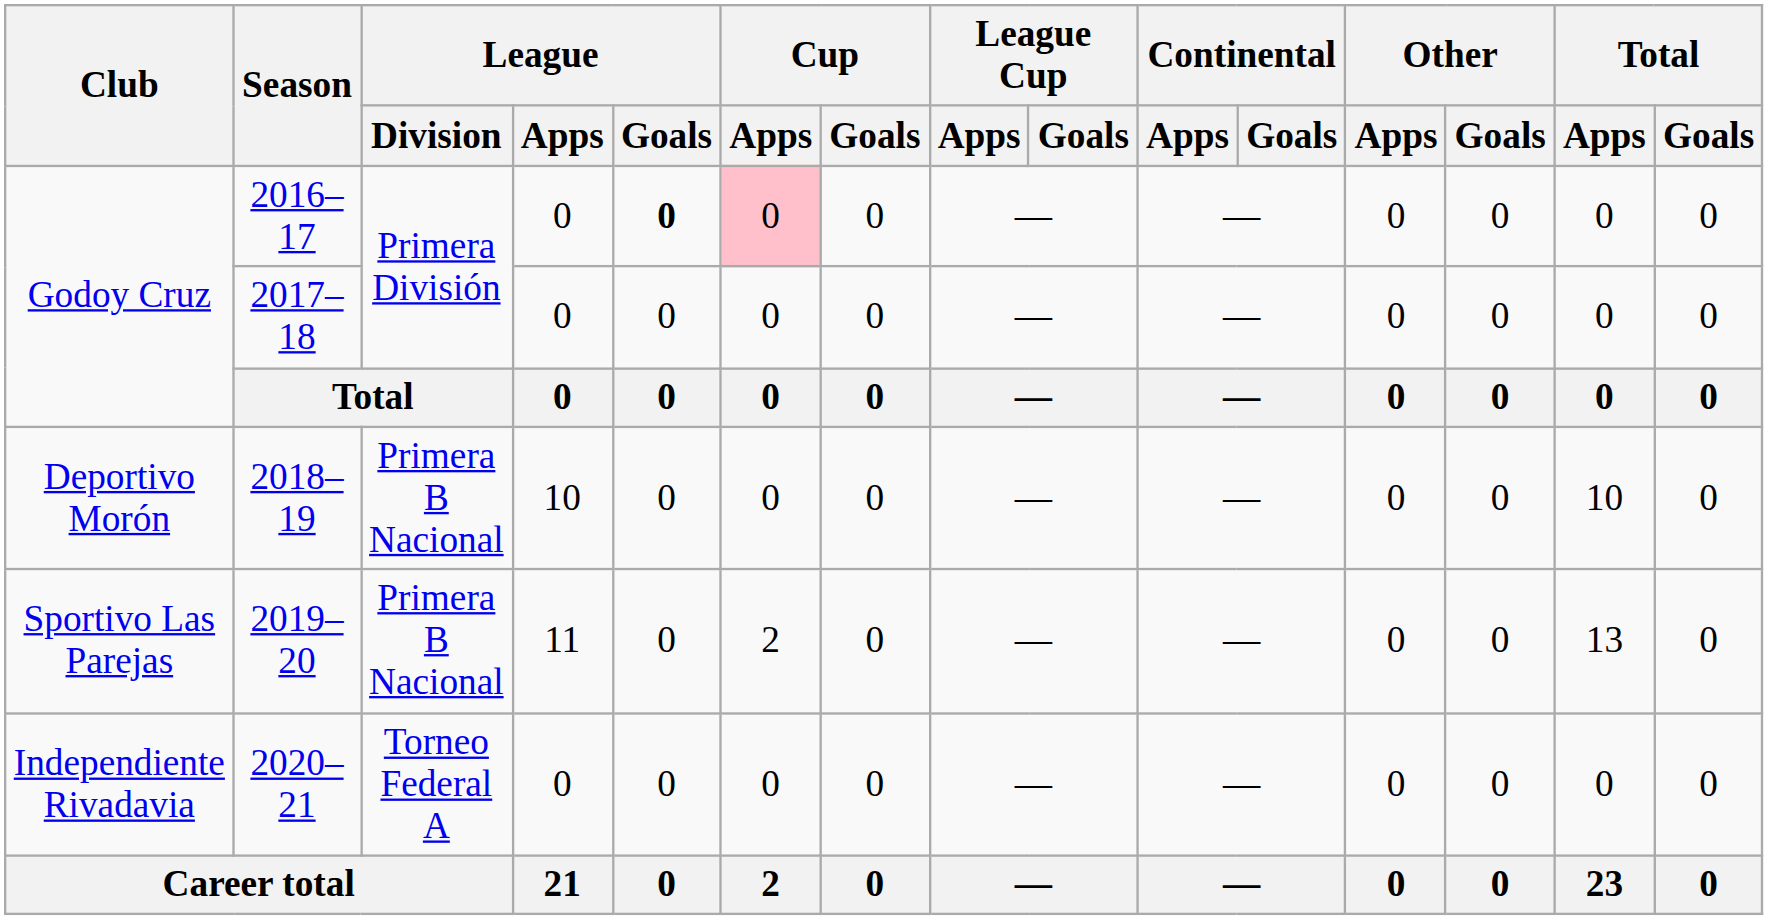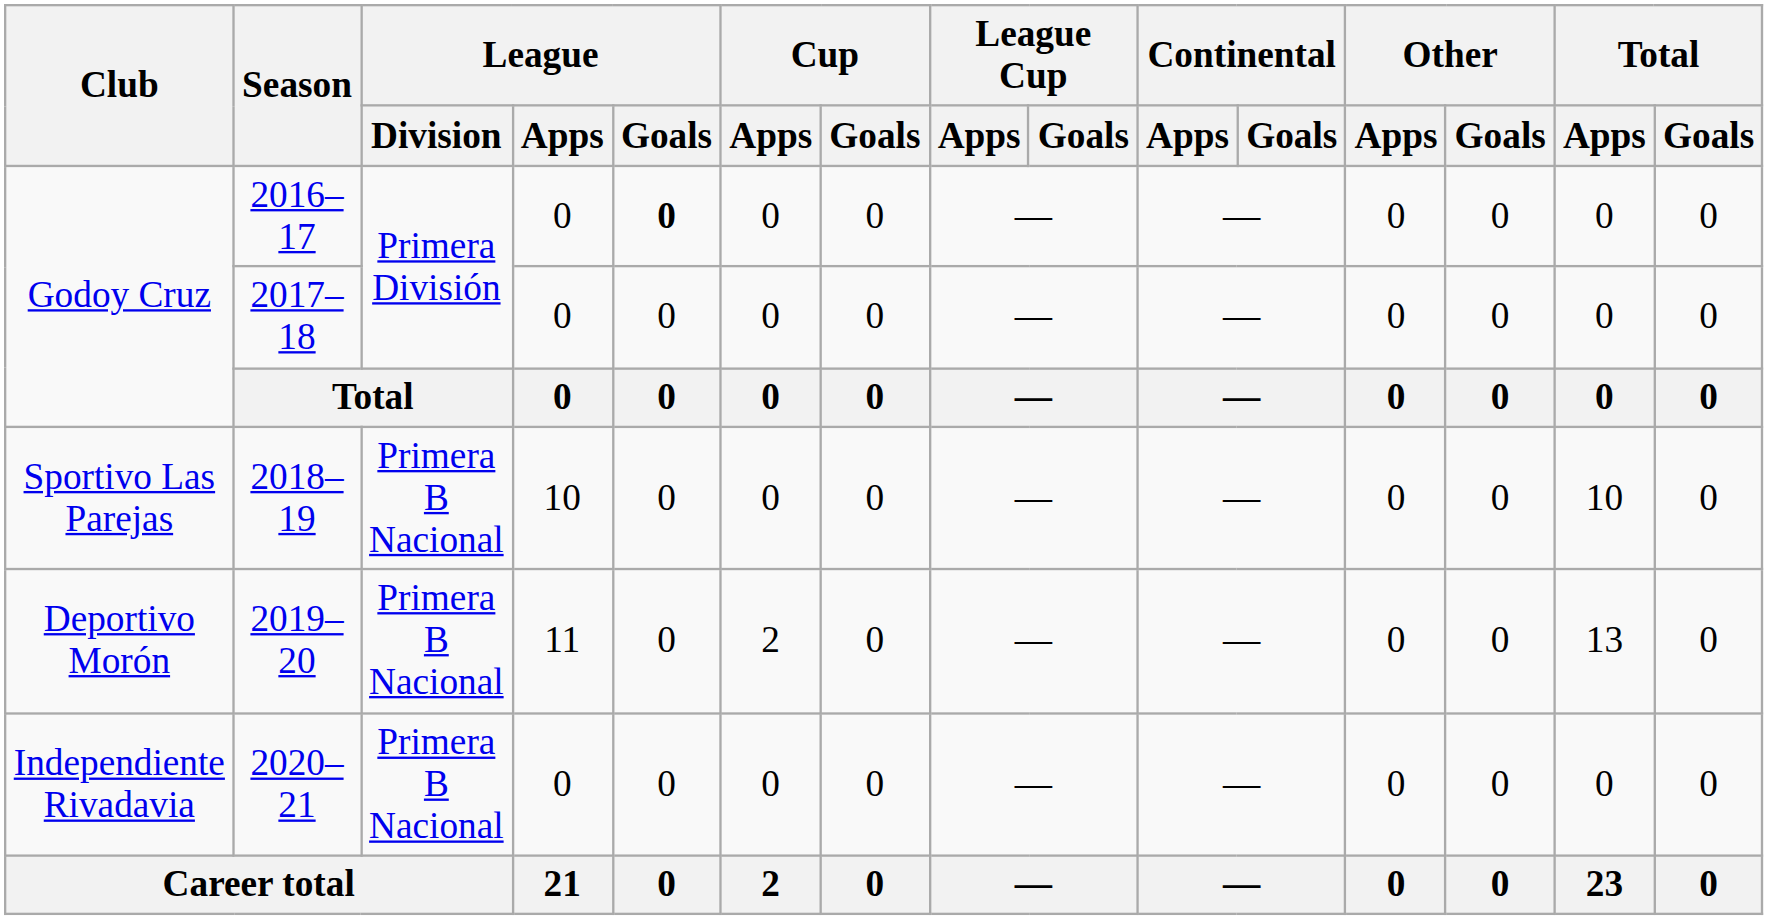(771, 215) pink background -> (771, 215) no background
(119, 497) Deportivo Morón -> (119, 497) Sportivo Las Parejas
(119, 640) Sportivo Las Parejas -> (119, 640) Deportivo Morón
(436, 783) Torneo Federal A -> (436, 783) Primera B Nacional
